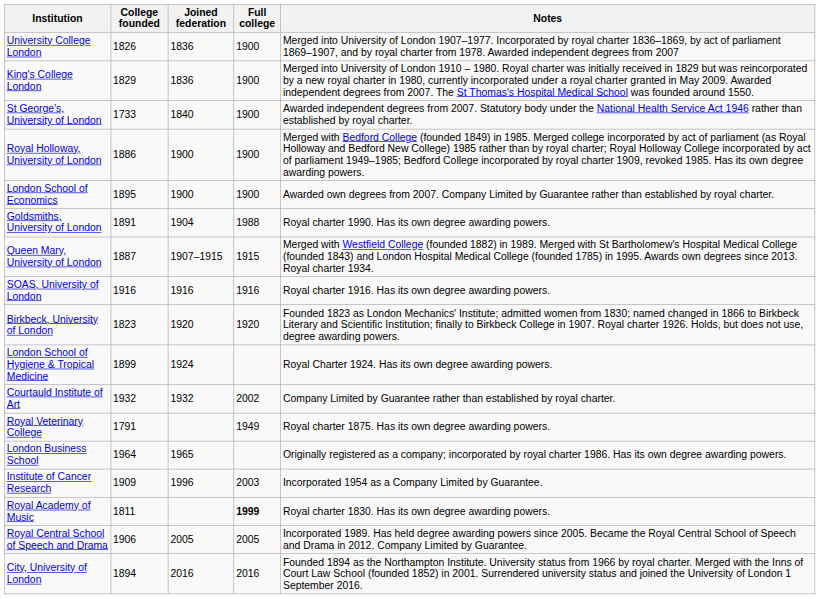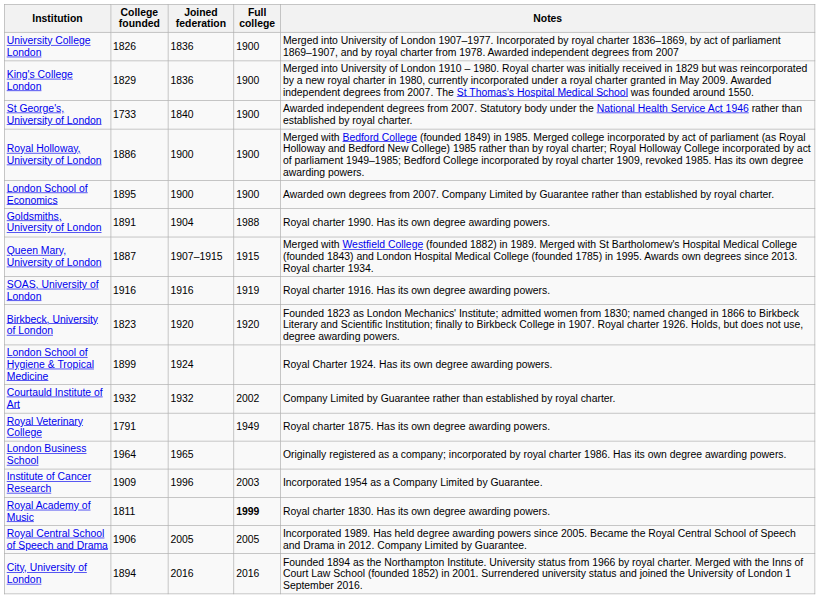(248, 290) 1916 -> (248, 290) 1919
